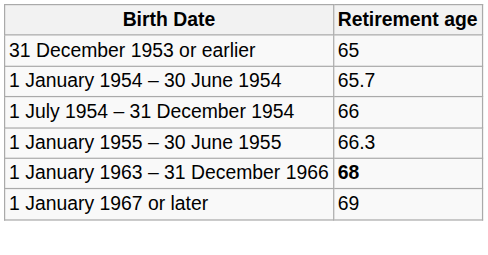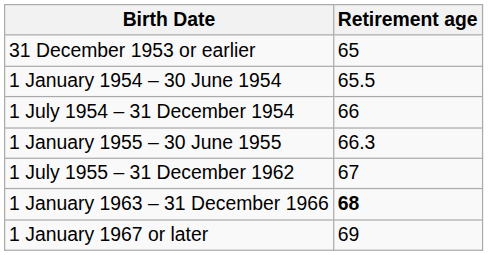(356, 81) 65.7 -> (356, 81) 65.5
+ row: (152, 173)
